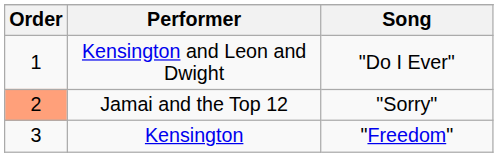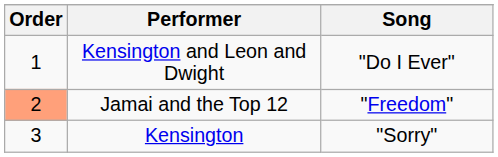(407, 104) "Sorry" -> (407, 104) "Freedom"
(407, 135) "Freedom" -> (407, 135) "Sorry"
